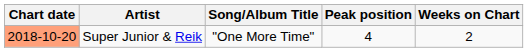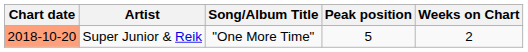(368, 36) 4 -> (368, 36) 5
